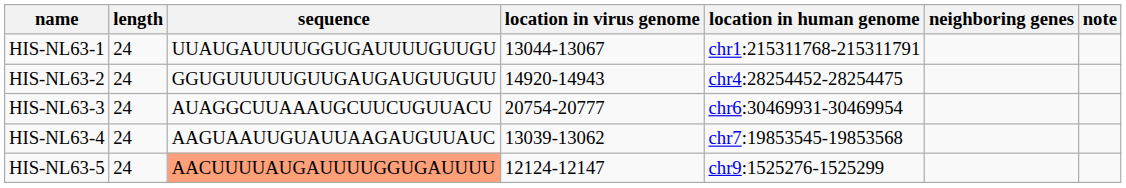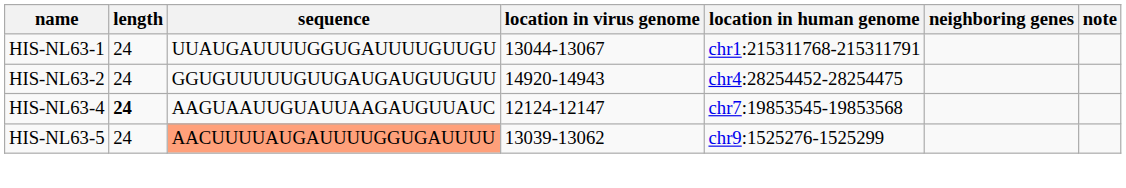- row: (57, 108)
(123, 138) normal -> (123, 108) bold
(555, 138) 13039-13062 -> (555, 108) 12124-12147
(555, 167) 12124-12147 -> (555, 138) 13039-13062
